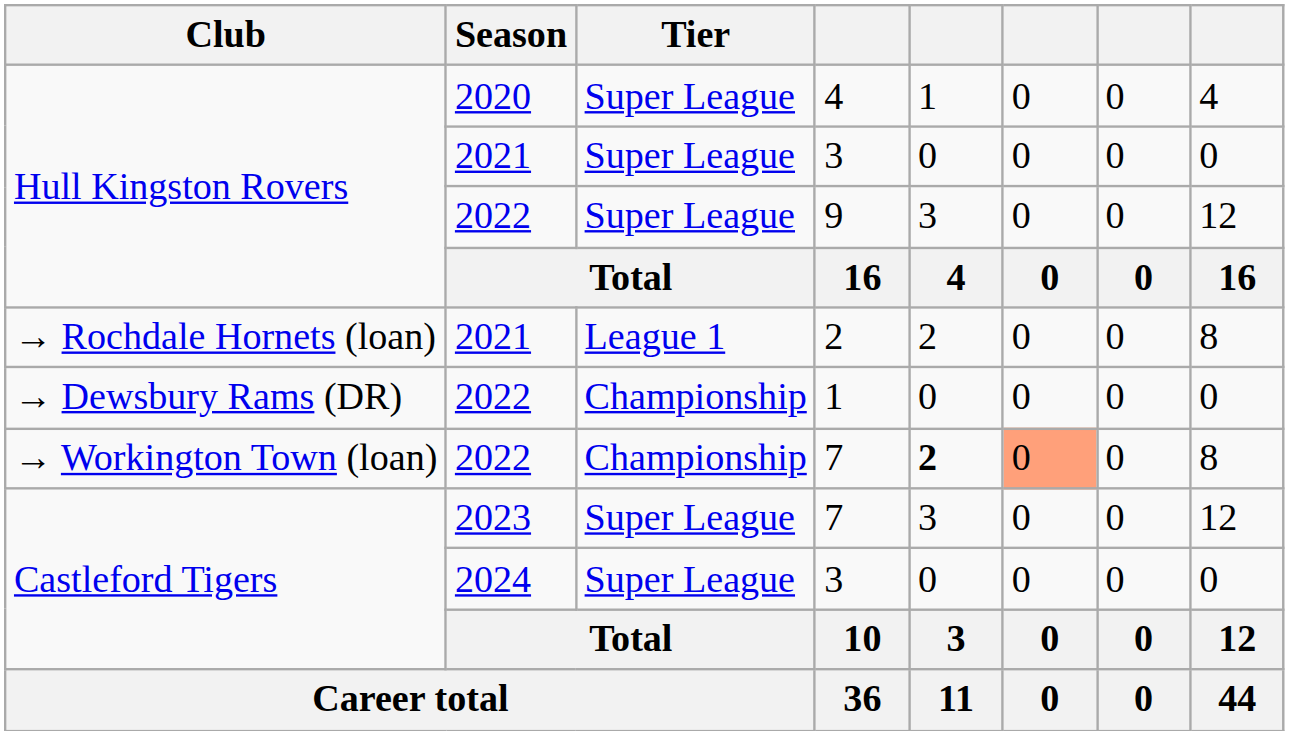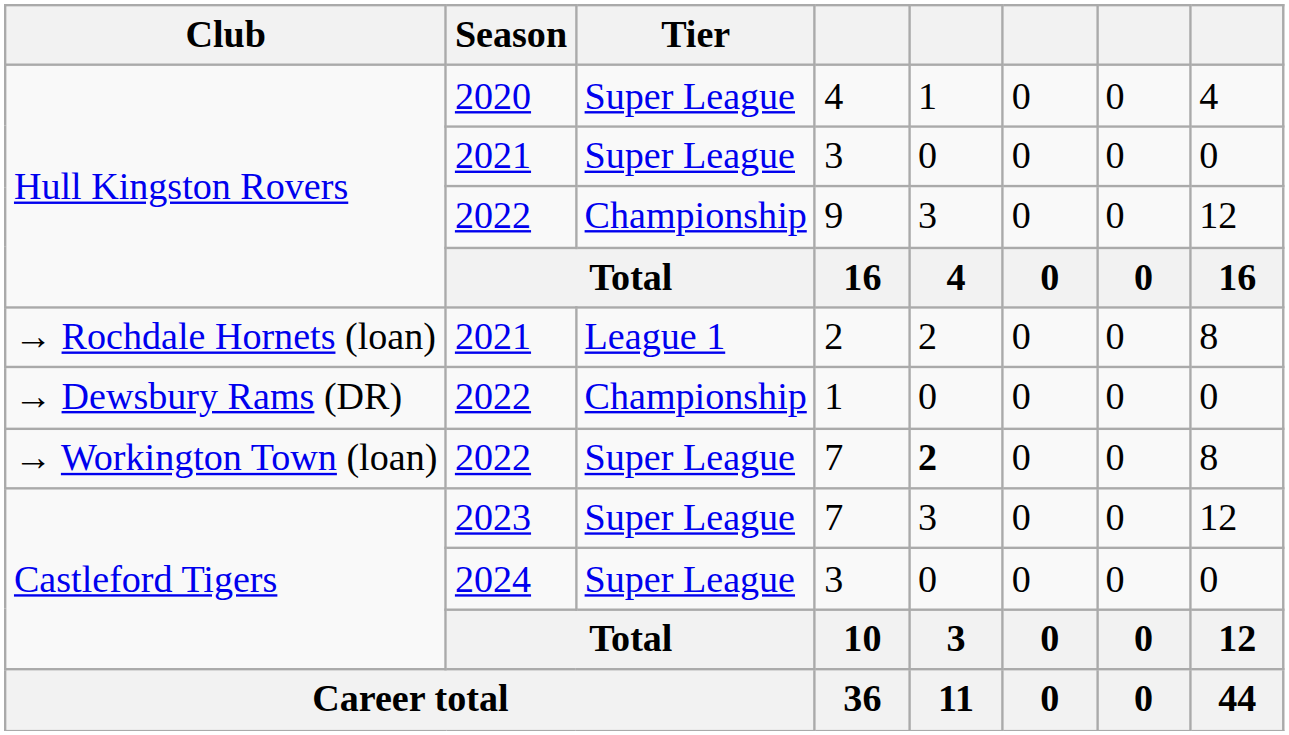(690, 215) Super League -> (696, 215) Championship
(696, 457) Championship -> (690, 457) Super League
(1021, 457) lightsalmon background -> (1021, 457) no background
